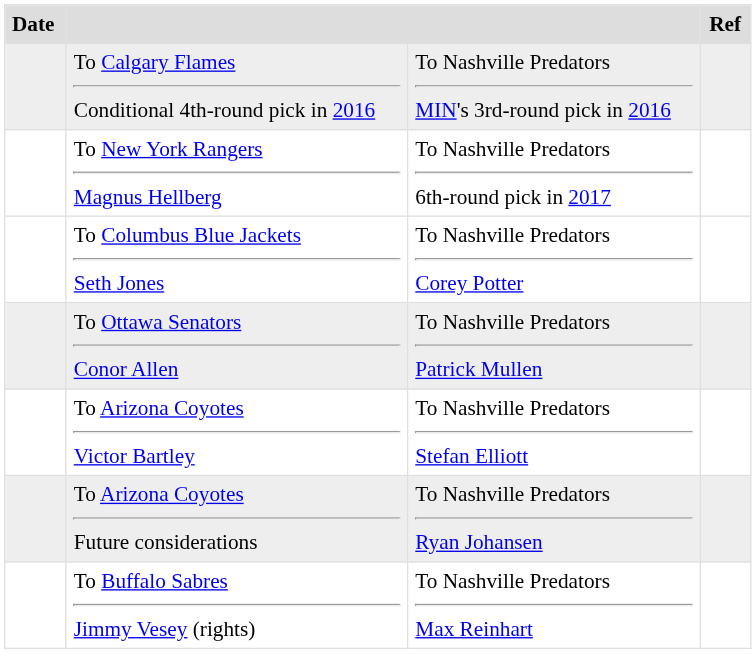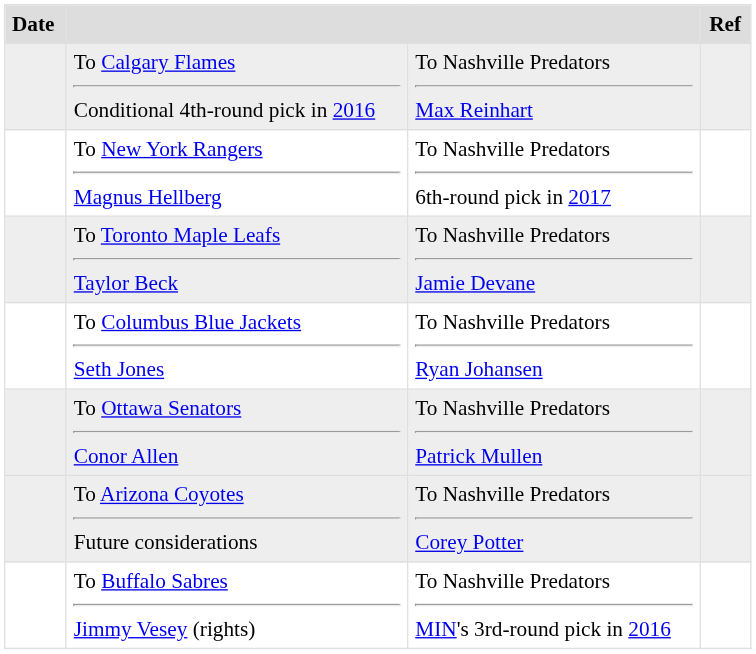(554, 86) To Nashville Predators MIN's 3rd-round pick in 2016 -> (554, 86) To Nashville Predators Max Reinhart
+ row: (237, 259)
(554, 259) To Nashville Predators Corey Potter -> (554, 345) To Nashville Predators Ryan Johansen
- row: (237, 432)
(554, 518) To Nashville Predators Ryan Johansen -> (554, 518) To Nashville Predators Corey Potter
(554, 604) To Nashville Predators Max Reinhart -> (554, 604) To Nashville Predators MIN's 3rd-round pick in 2016
